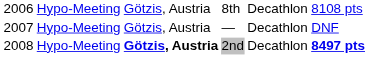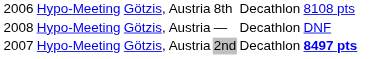(18, 27) 2007 -> (18, 27) 2008
(18, 46) 2008 -> (18, 46) 2007
(171, 46) bold -> (167, 46) normal
